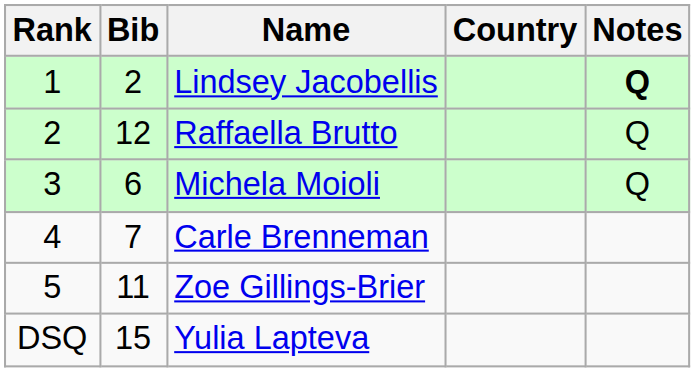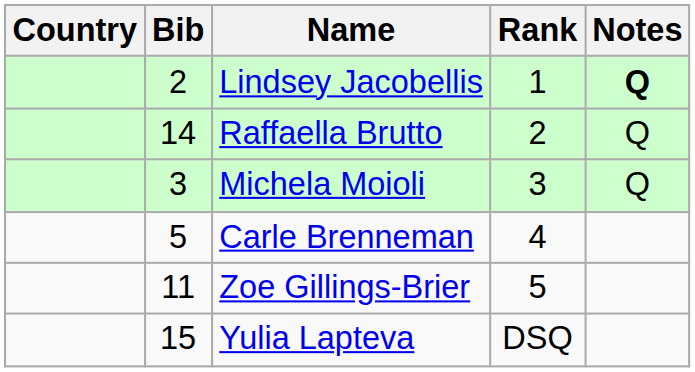columns swapped: (52, 30) <-> (515, 30)
(133, 133) 12 -> (178, 133) 14
(133, 184) 6 -> (178, 184) 3
(133, 236) 7 -> (178, 236) 5
